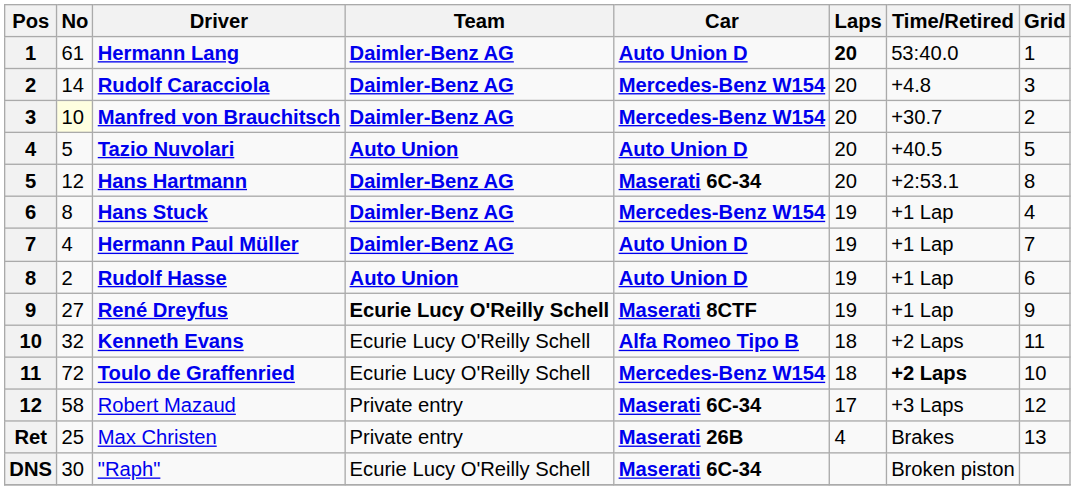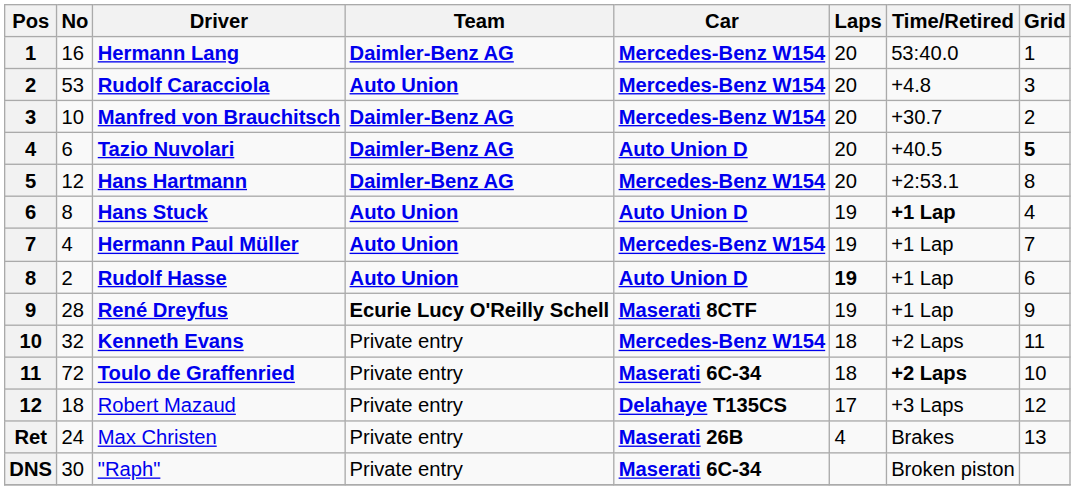(73, 53) 61 -> (73, 53) 16
(683, 53) Auto Union D -> (722, 53) Mercedes-Benz W154
(846, 53) bold -> (846, 53) normal
(73, 85) 14 -> (73, 85) 53
(432, 85) Daimler-Benz AG -> (404, 85) Auto Union
(73, 117) lightyellow background -> (73, 117) no background
(67, 149) 5 -> (67, 149) 6
(404, 149) Auto Union -> (432, 149) Daimler-Benz AG
(1030, 149) normal -> (1030, 149) bold
(690, 181) Maserati 6C-34 -> (722, 181) Mercedes-Benz W154
(432, 213) Daimler-Benz AG -> (404, 213) Auto Union
(722, 213) Mercedes-Benz W154 -> (683, 213) Auto Union D
(922, 213) normal -> (923, 213) bold
(432, 245) Daimler-Benz AG -> (404, 245) Auto Union
(683, 245) Auto Union D -> (722, 245) Mercedes-Benz W154
(846, 277) normal -> (846, 277) bold
(73, 309) 27 -> (73, 309) 28
(470, 341) Ecurie Lucy O'Reilly Schell -> (406, 341) Private entry
(709, 341) Alfa Romeo Tipo B -> (722, 341) Mercedes-Benz W154
(470, 373) Ecurie Lucy O'Reilly Schell -> (406, 373) Private entry
(722, 373) Mercedes-Benz W154 -> (690, 373) Maserati 6C-34
(73, 405) 58 -> (73, 405) 18
(690, 405) Maserati 6C-34 -> (703, 405) Delahaye T135CS
(73, 437) 25 -> (73, 437) 24
(470, 469) Ecurie Lucy O'Reilly Schell -> (406, 469) Private entry
